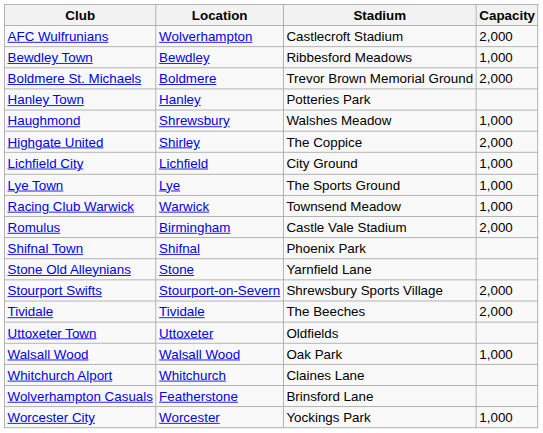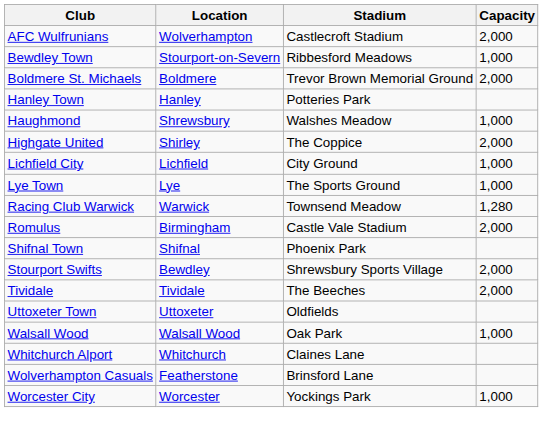(184, 58) Bewdley -> (220, 58) Stourport-on-Severn
(496, 206) 1,000 -> (496, 206) 1,280
- row: (69, 269)
(220, 290) Stourport-on-Severn -> (184, 269) Bewdley
